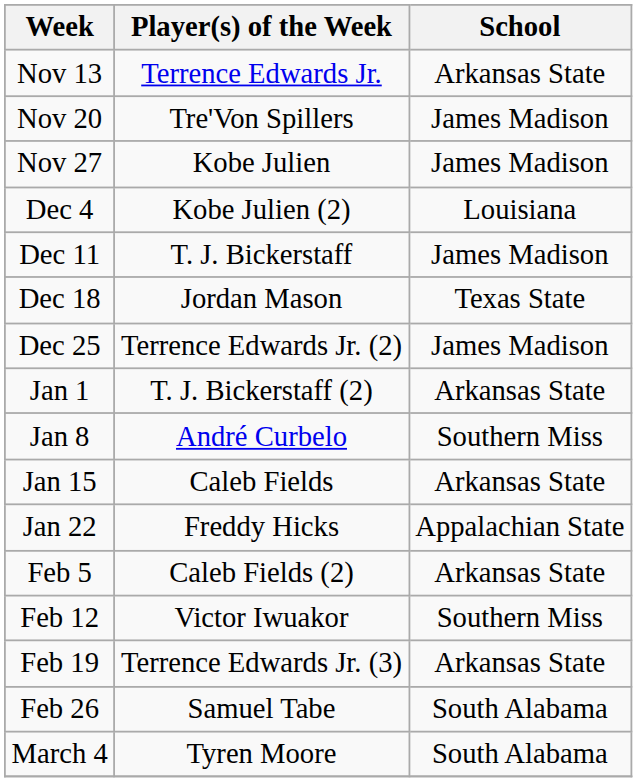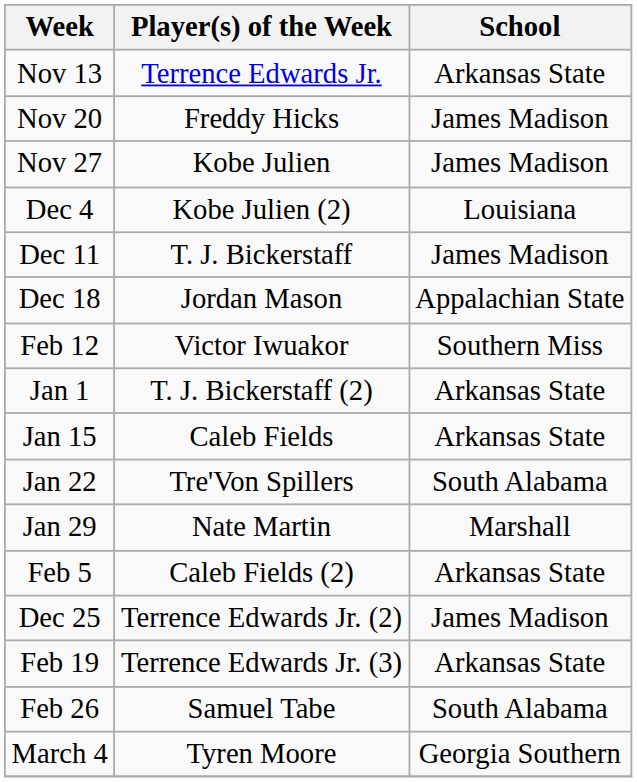(261, 118) Tre'Von Spillers -> (261, 118) Freddy Hicks
(520, 299) Texas State -> (520, 299) Appalachian State
rows swapped: (60, 345) <-> (60, 617)
- row: (60, 436)
(261, 526) Freddy Hicks -> (261, 481) Tre'Von Spillers
(520, 526) Appalachian State -> (520, 481) South Alabama
+ row: (60, 526)
(520, 753) South Alabama -> (520, 753) Georgia Southern
